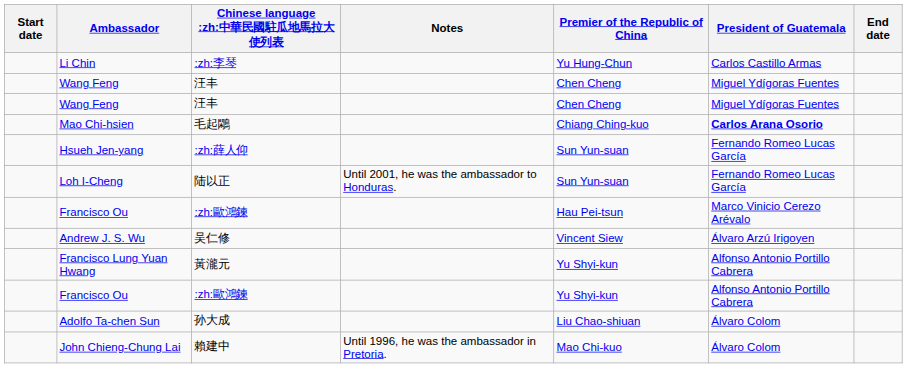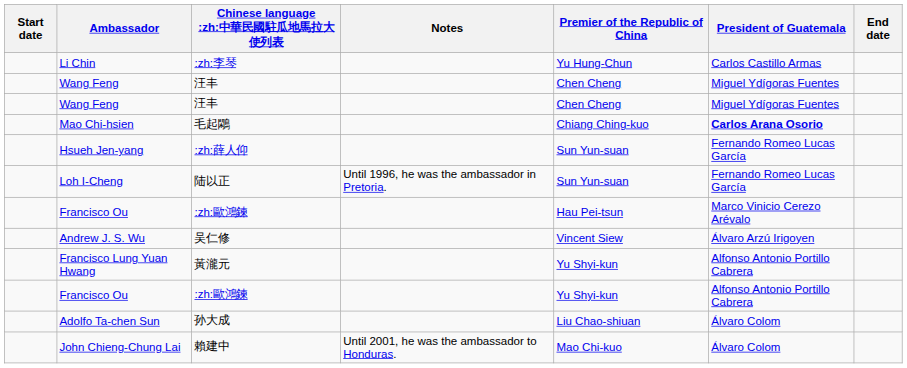(440, 181) Until 2001, he was the ambassador to Honduras. -> (440, 181) Until 1996, he was the ambassador in Pretoria.
(440, 347) Until 1996, he was the ambassador in Pretoria. -> (440, 347) Until 2001, he was the ambassador to Honduras.
